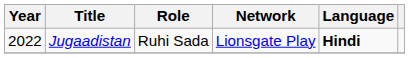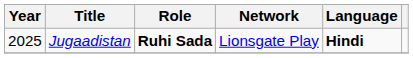(25, 40) 2022 -> (25, 40) 2025
(173, 40) normal -> (175, 40) bold
